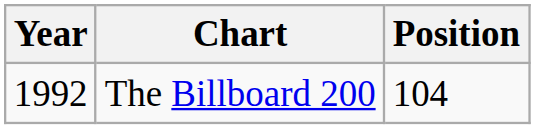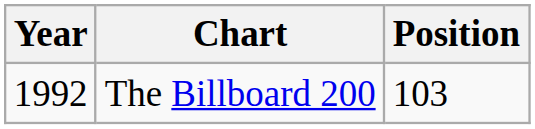(420, 92) 104 -> (420, 92) 103
